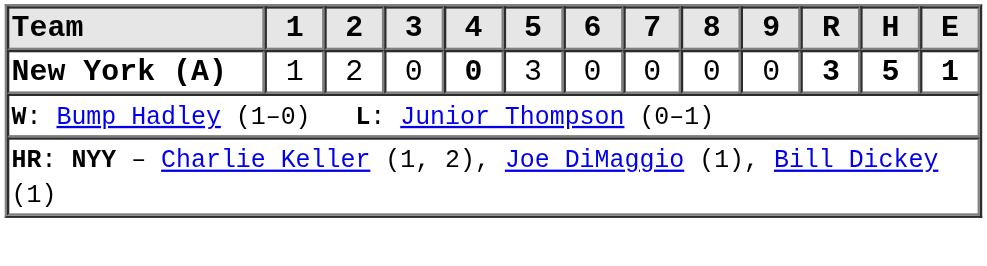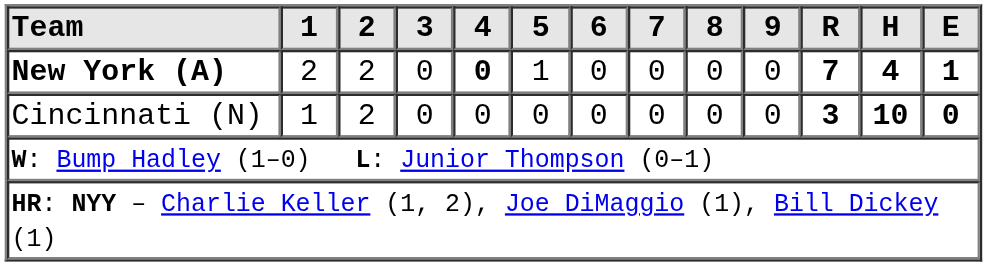(295, 72) 1 -> (309, 72) 2
(533, 72) 3 -> (541, 72) 1
(831, 72) 3 -> (831, 72) 7
(890, 72) 5 -> (891, 72) 4
+ row: (137, 116)
